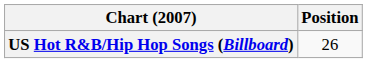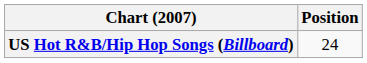(330, 44) 26 -> (330, 44) 24
